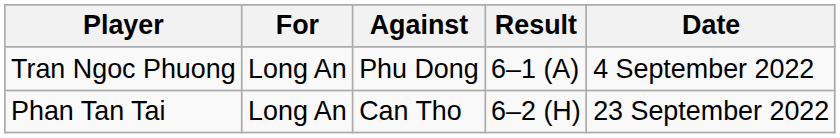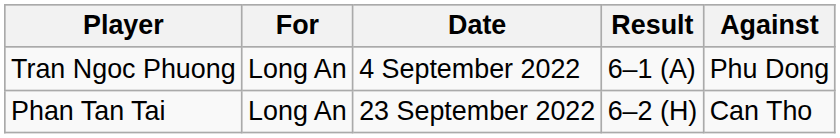columns swapped: (419, 25) <-> (711, 25)
